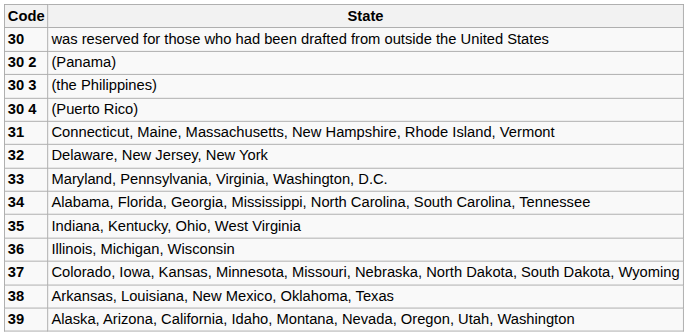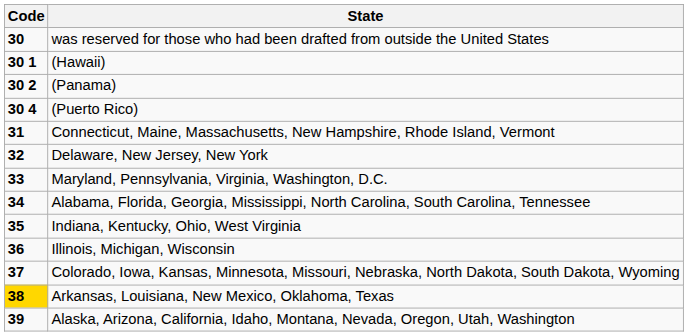+ row: (78, 62)
- row: (104, 86)
(16, 296) no background -> (16, 296) gold background
